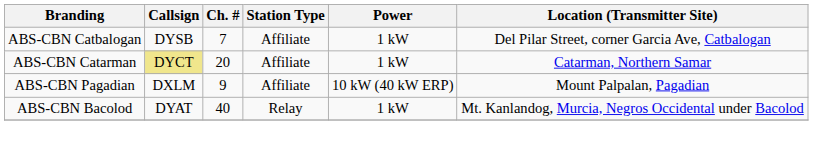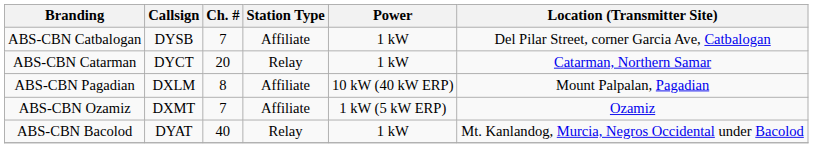(174, 62) khaki background -> (174, 62) no background
(286, 62) Affiliate -> (286, 62) Relay
(223, 85) 9 -> (223, 85) 8
+ row: (75, 108)
